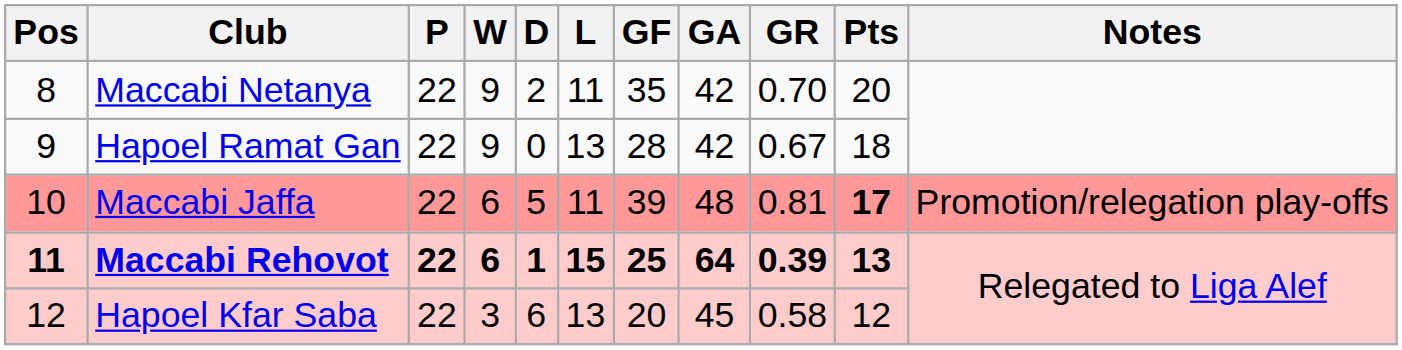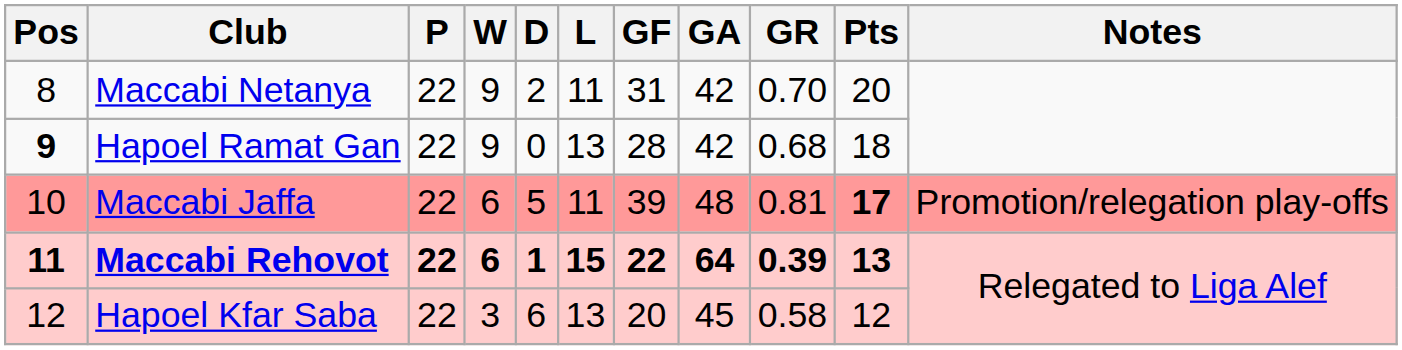(647, 89) 35 -> (647, 89) 31
(46, 145) normal -> (46, 145) bold
(792, 145) 0.67 -> (792, 145) 0.68
(647, 259) 25 -> (647, 259) 22
